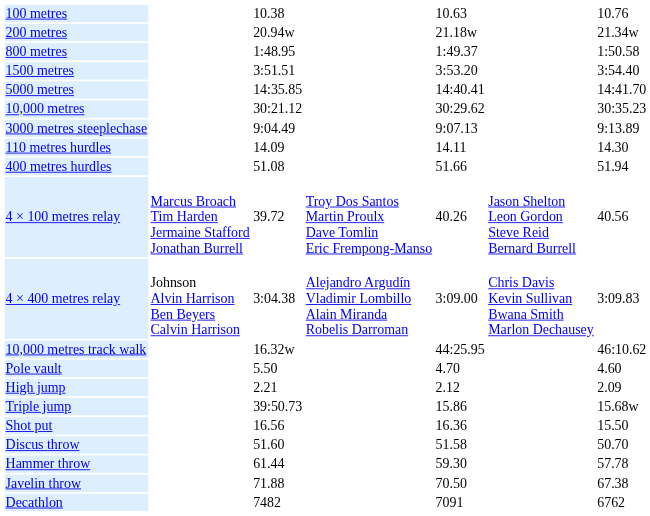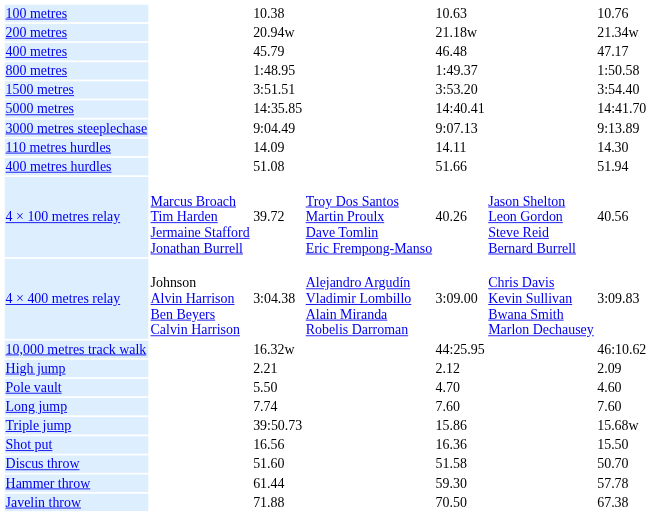+ row: (36, 51)
- row: (45, 109)
rows swapped: (36, 387) <-> (34, 368)
+ row: (36, 406)
- row: (34, 502)
